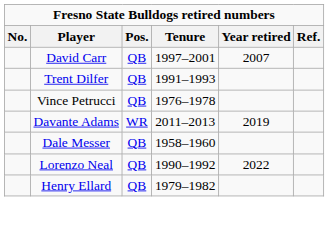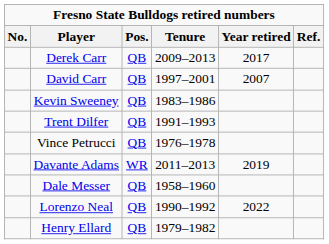+ row: (76, 57)
+ row: (76, 100)
